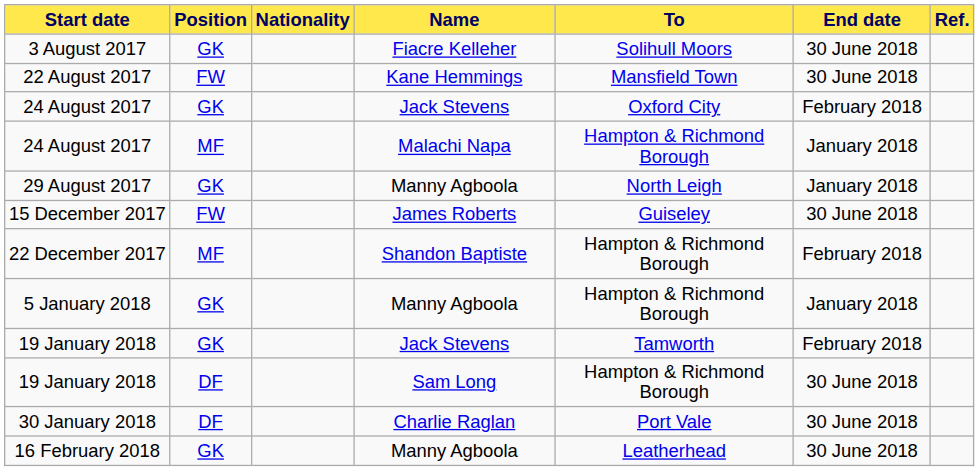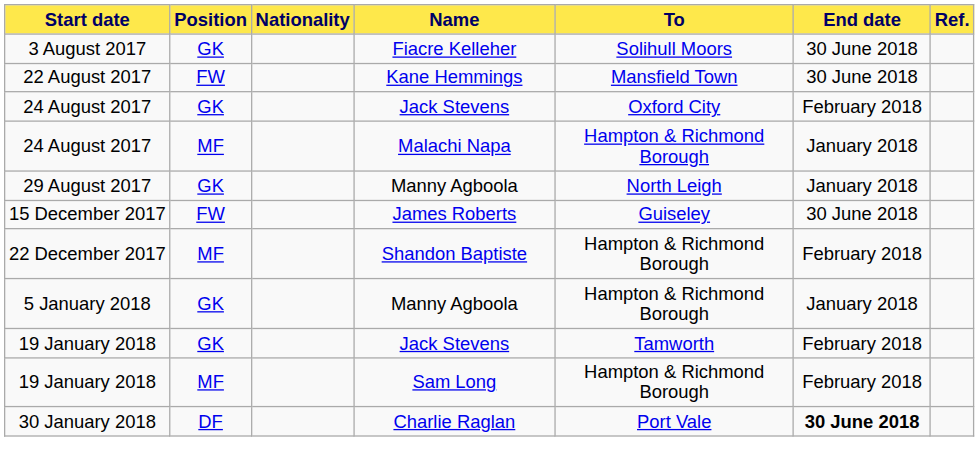(211, 382) DF -> (211, 382) MF
(862, 382) 30 June 2018 -> (862, 382) February 2018
(862, 422) normal -> (862, 422) bold
- row: (87, 451)
